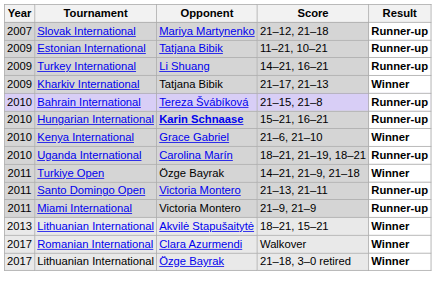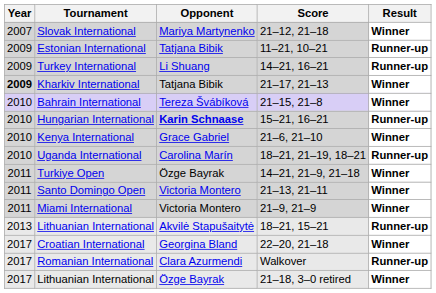(400, 31) Runner-up -> (390, 31) Winner
(20, 85) normal -> (20, 85) bold
(400, 102) Runner-up -> (390, 102) Winner
(400, 191) Runner-up -> (390, 191) Winner
(400, 209) Runner-up -> (390, 209) Winner
(390, 227) Winner -> (400, 227) Runner-up
+ row: (91, 244)
(390, 244) Winner -> (400, 262) Runner-up
